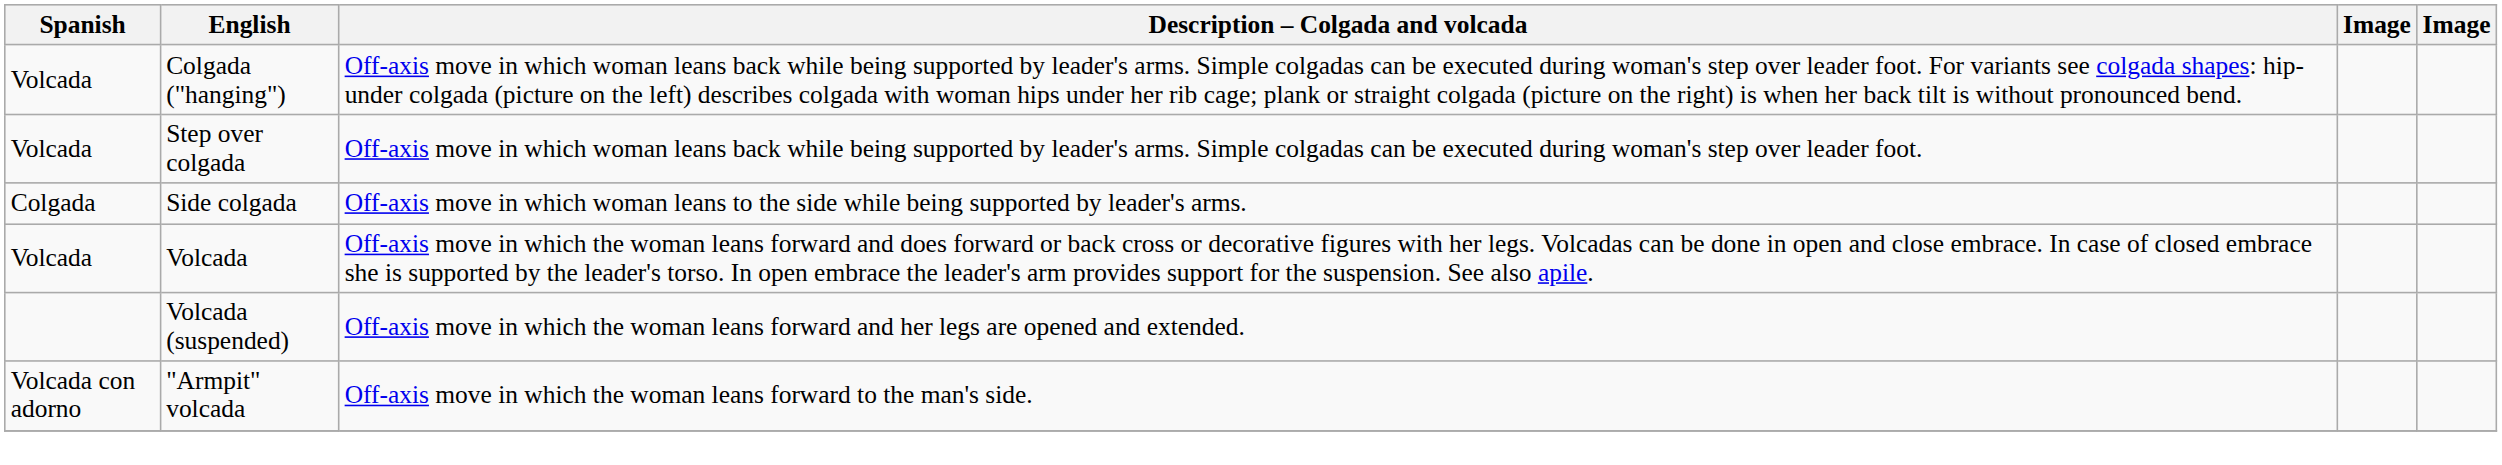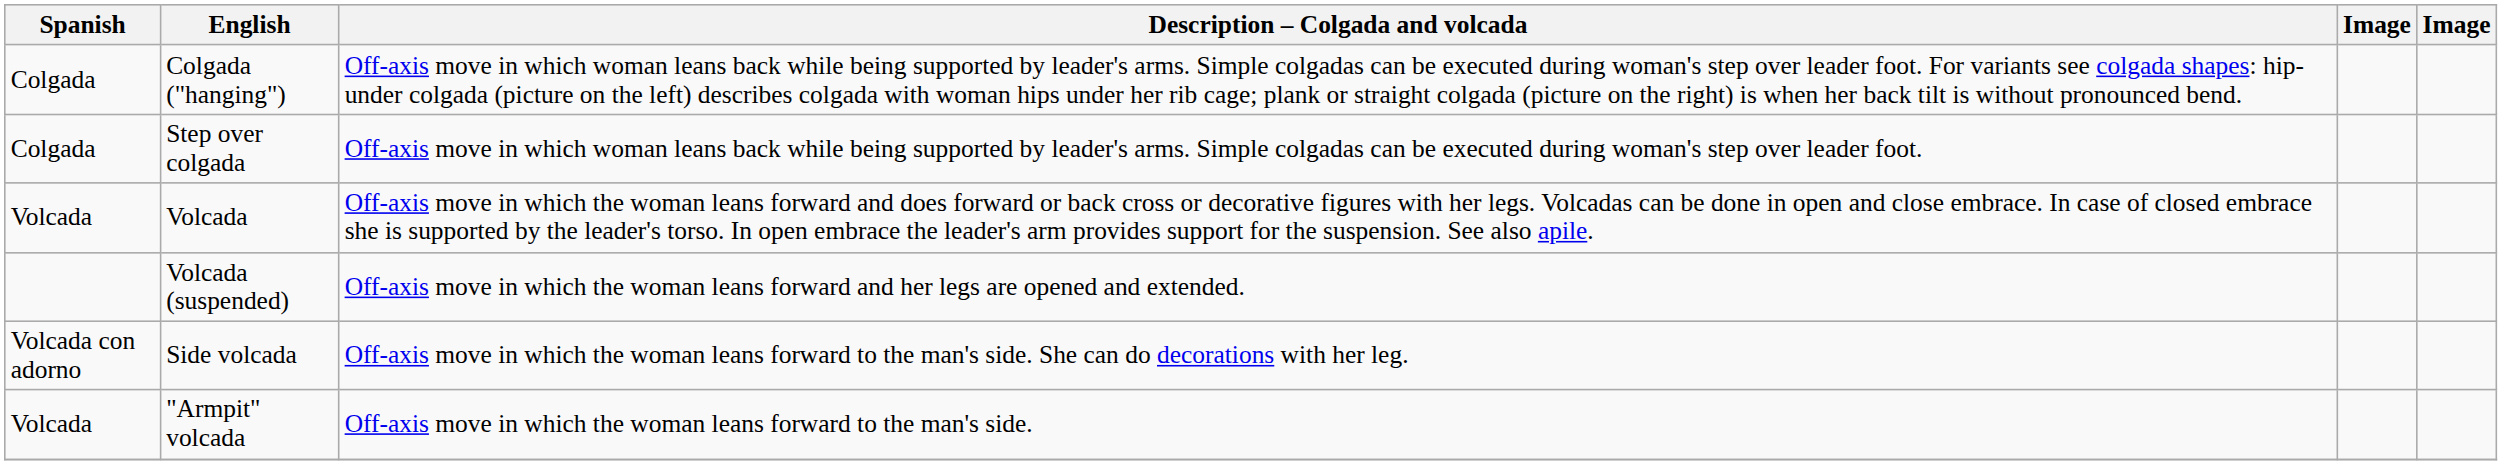(51, 79) Volcada -> (53, 79) Colgada
(51, 148) Volcada -> (53, 148) Colgada
- row: (232, 202)
+ row: (232, 355)
(73, 395) Volcada con adorno -> (51, 424) Volcada
